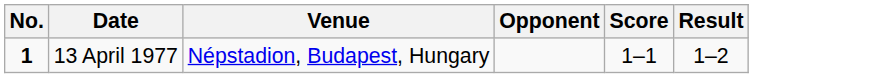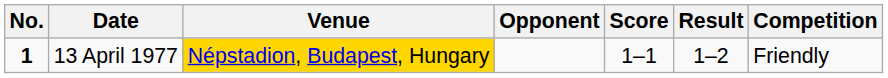+ column: (815, 21)
(339, 55) no background -> (339, 55) gold background
